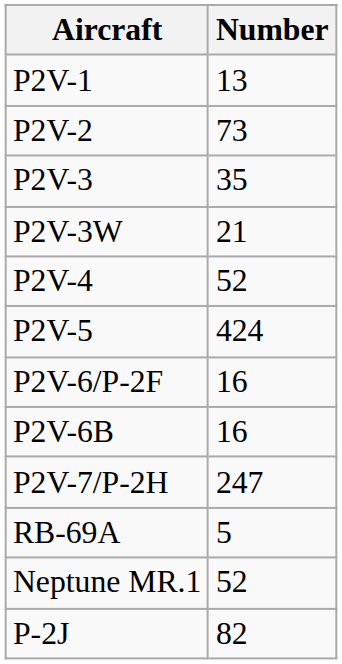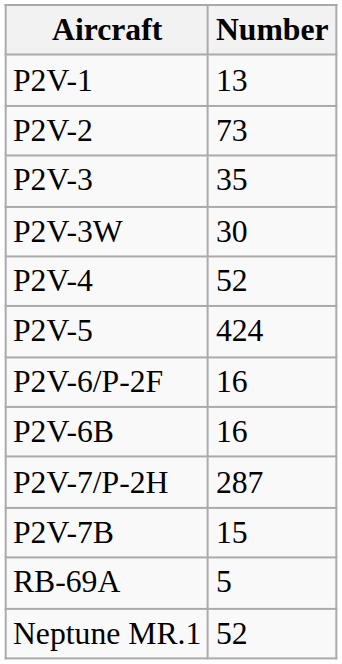(232, 230) 21 -> (232, 230) 30
(240, 481) 247 -> (240, 481) 287
+ row: (63, 532)
- row: (41, 632)
